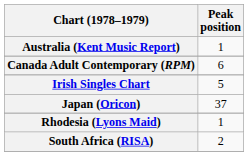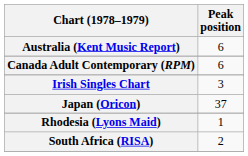(221, 46) 1 -> (221, 46) 6
(221, 84) 5 -> (221, 84) 3
